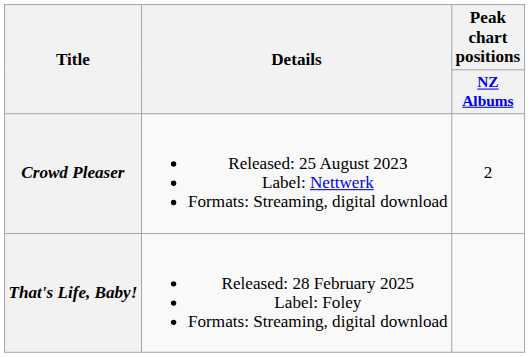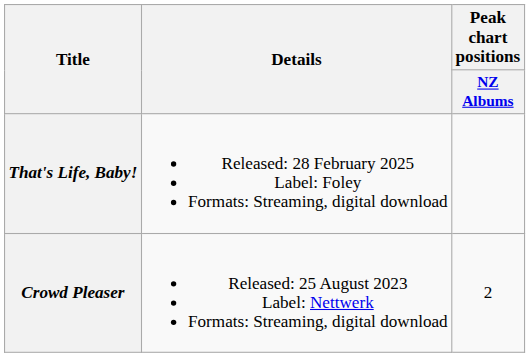rows swapped: (73, 173) <-> (73, 292)
